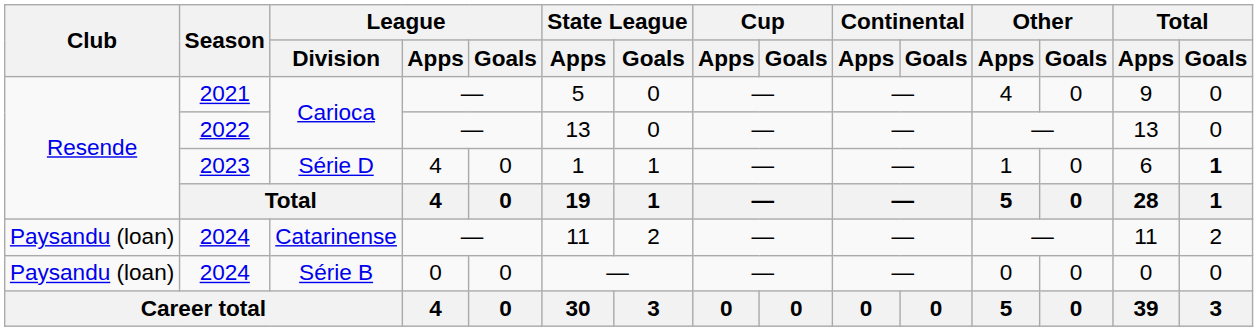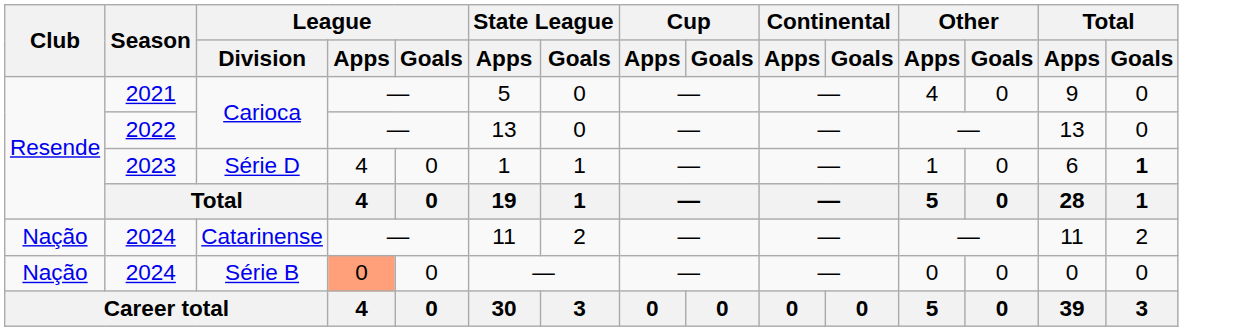(92, 237) Paysandu (loan) -> (55, 237) Nação
(92, 272) Paysandu (loan) -> (55, 272) Nação
(436, 272) no background -> (362, 272) lightsalmon background
